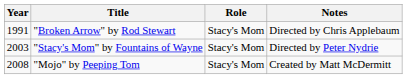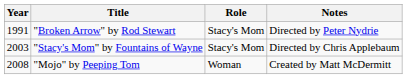(334, 30) Directed by Chris Applebaum -> (324, 30) Directed by Peter Nydrie
(324, 47) Directed by Peter Nydrie -> (334, 47) Directed by Chris Applebaum
(236, 64) Stacy's Mom -> (224, 64) Woman
